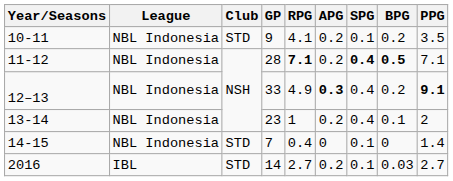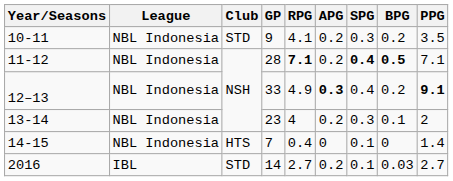(362, 38) 0.1 -> (362, 38) 0.3
(292, 120) 1 -> (292, 120) 4
(362, 120) 0.4 -> (362, 120) 0.3
(238, 143) STD -> (238, 143) HTS
